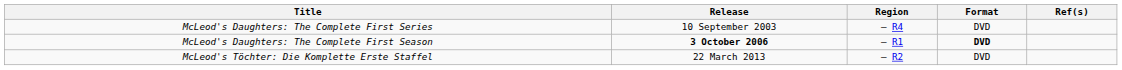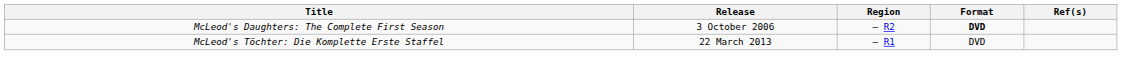- row: (308, 27)
(729, 42) bold -> (735, 27) normal
(892, 42) – R1 -> (884, 27) – R2
(892, 57) – R2 -> (884, 42) – R1
